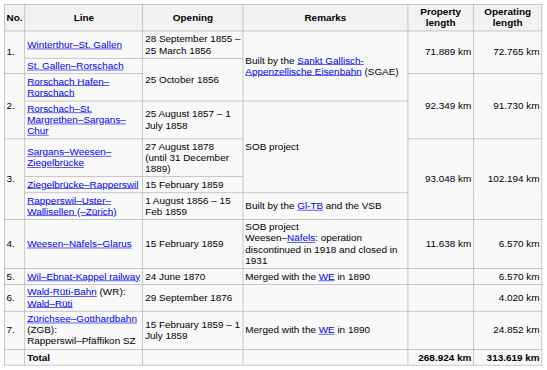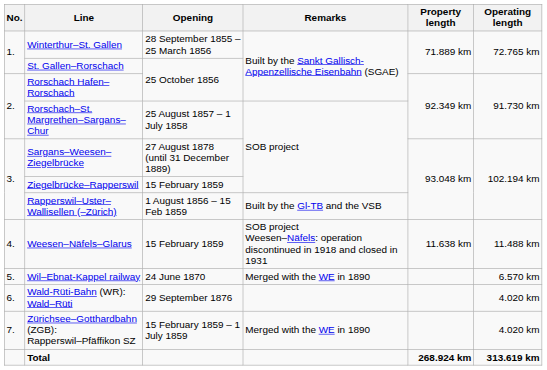(519, 244) 6.570 km -> (517, 244) 11.488 km
(516, 330) 24.852 km -> (519, 330) 4.020 km
